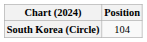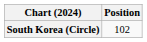(122, 29) 104 -> (122, 29) 102
